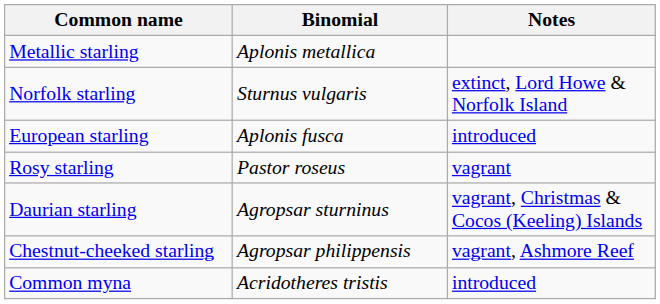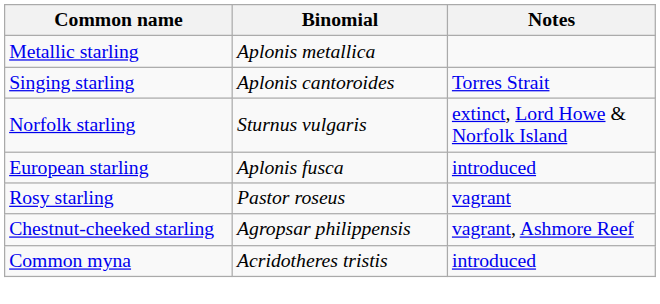+ row: (72, 82)
- row: (73, 209)
